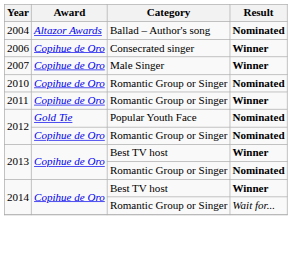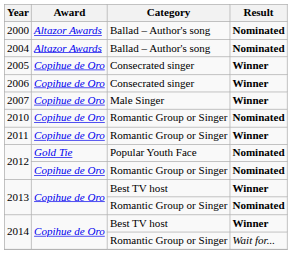+ row: (18, 30)
+ row: (18, 65)
